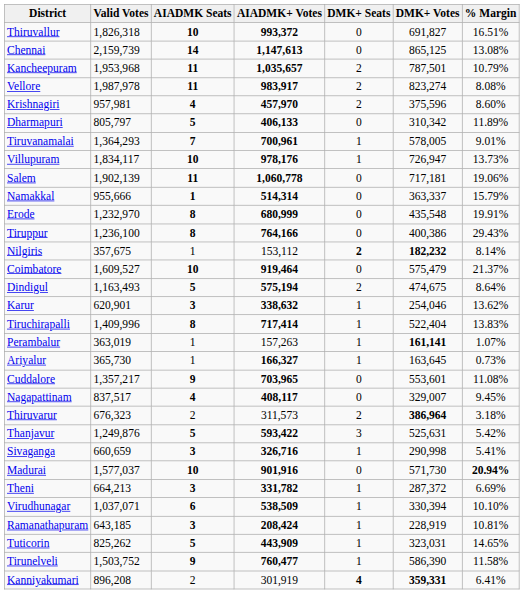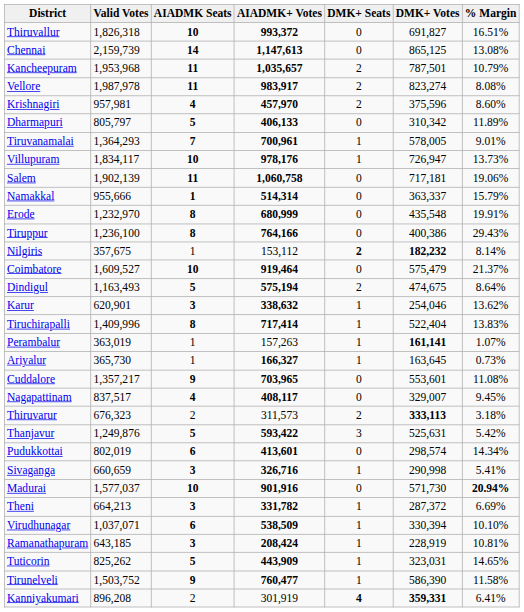(279, 178) 1,060,778 -> (279, 178) 1,060,758
(428, 415) 386,964 -> (428, 415) 333,113
+ row: (35, 452)
